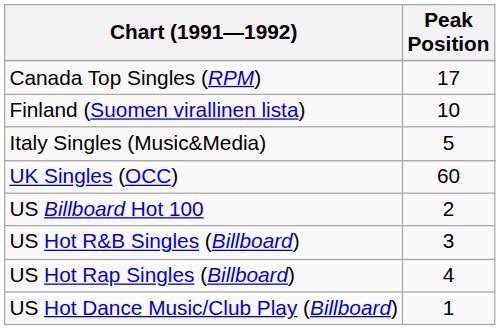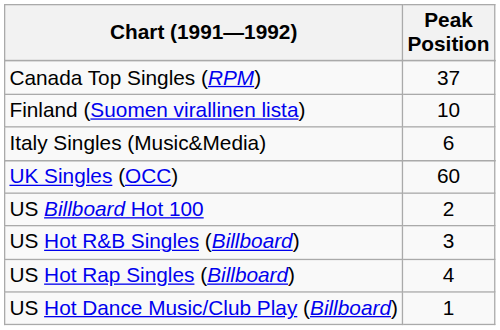(448, 77) 17 -> (448, 77) 37
(448, 143) 5 -> (448, 143) 6
